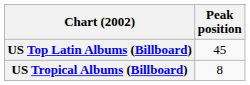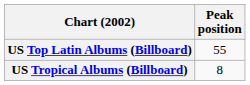(220, 49) 45 -> (220, 49) 55
